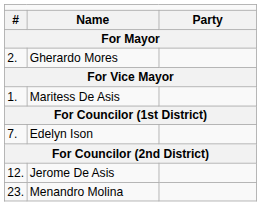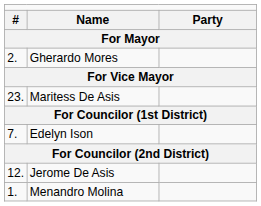(12, 96) 1. -> (16, 96) 23.
(16, 192) 23. -> (12, 192) 1.
